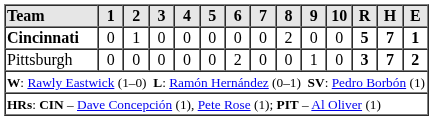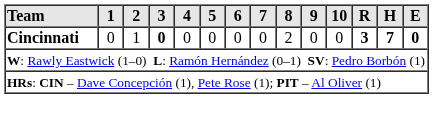(162, 38) normal -> (162, 38) bold
(364, 38) 5 -> (364, 38) 3
(415, 38) 1 -> (415, 38) 0
- row: (40, 60)
